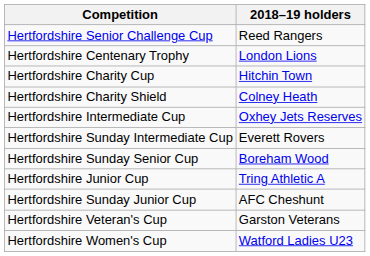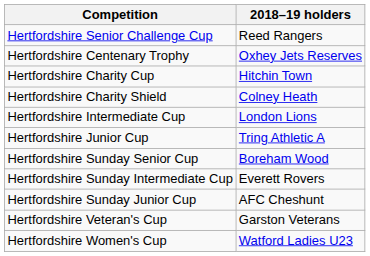(278, 55) London Lions -> (300, 55) Oxhey Jets Reserves
(300, 117) Oxhey Jets Reserves -> (278, 117) London Lions
rows swapped: (78, 179) <-> (120, 138)
